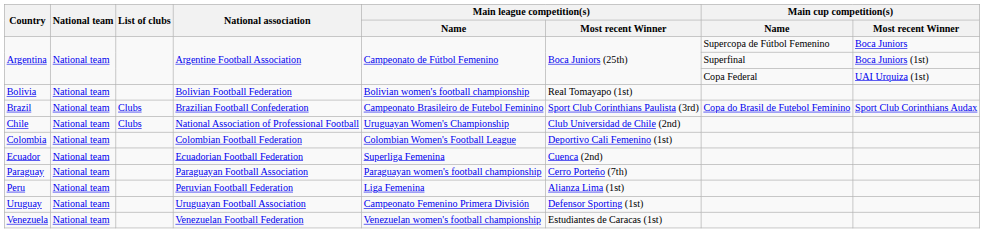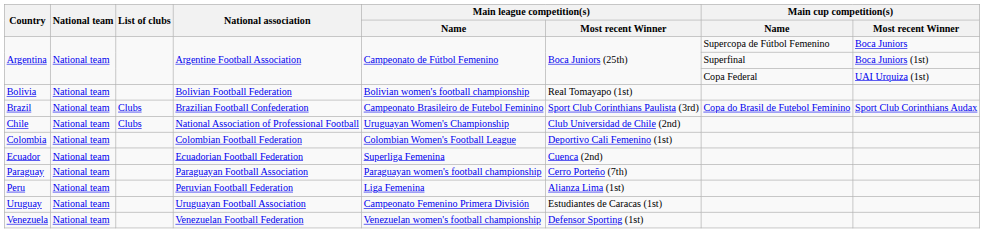(596, 204) Defensor Sporting (1st) -> (605, 204) Estudiantes de Caracas (1st)
(605, 220) Estudiantes de Caracas (1st) -> (596, 220) Defensor Sporting (1st)
